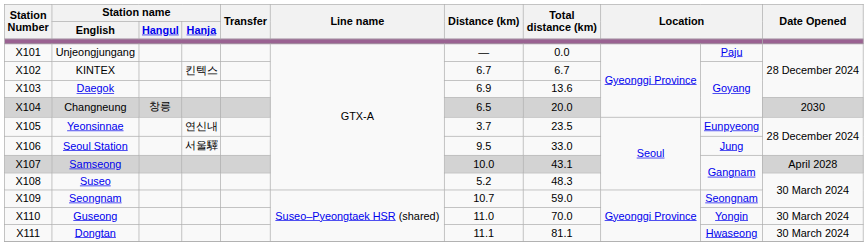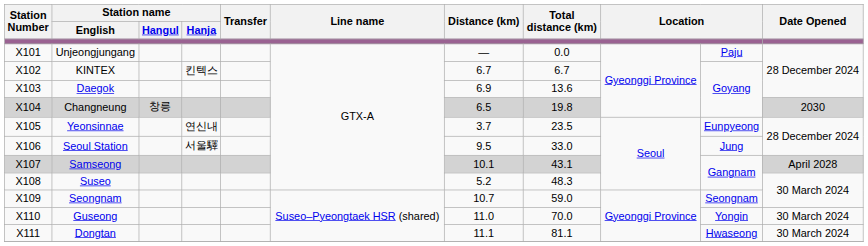(562, 107) 20.0 -> (562, 107) 19.8
(484, 164) 10.0 -> (484, 164) 10.1
